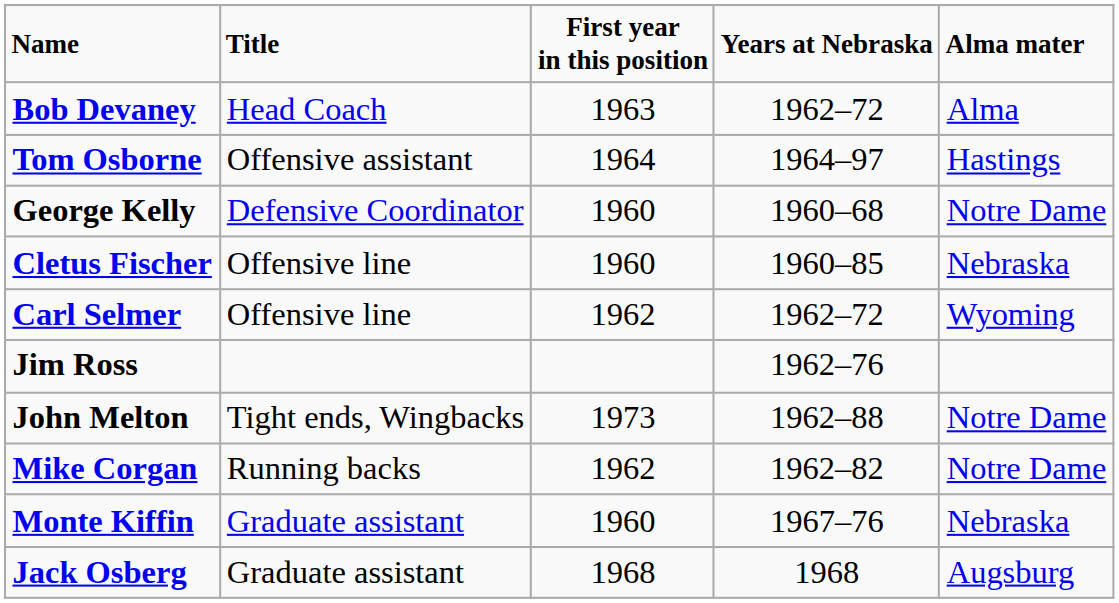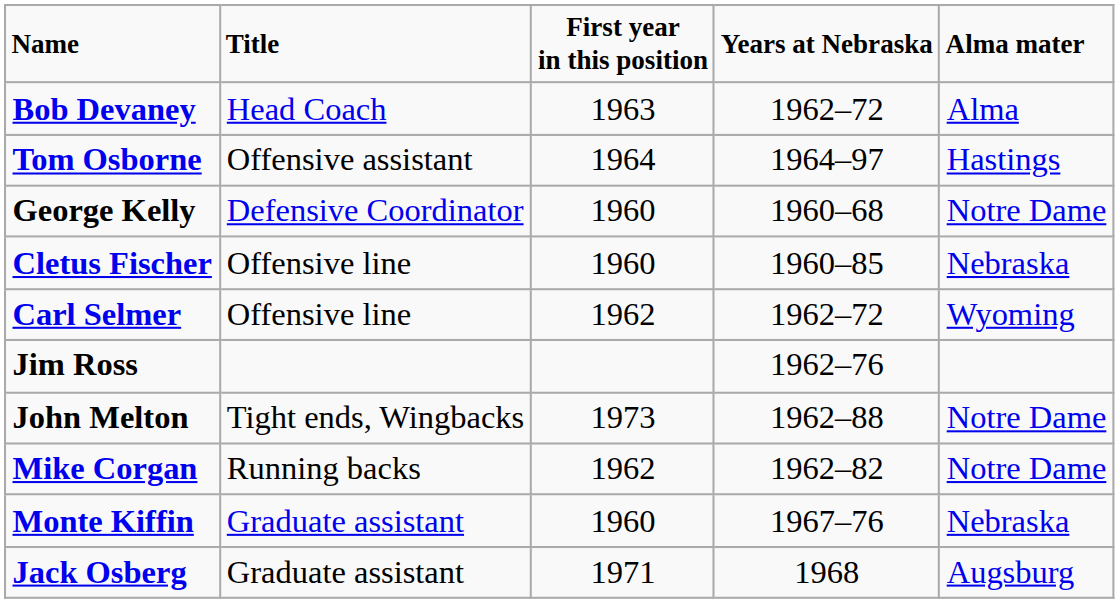(623, 571) 1968 -> (623, 571) 1971
